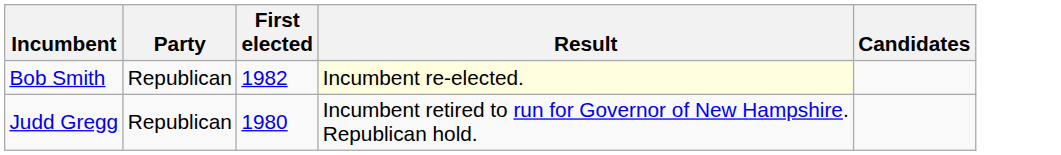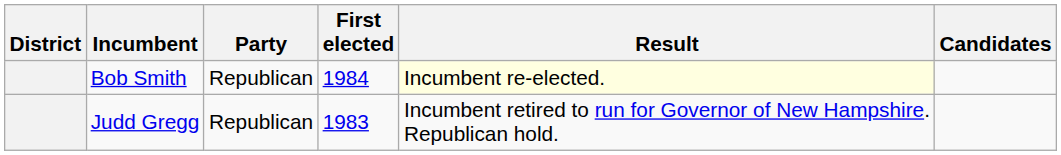+ column: (45, 44)
(265, 77) 1982 -> (346, 77) 1984
(265, 122) 1980 -> (346, 122) 1983
